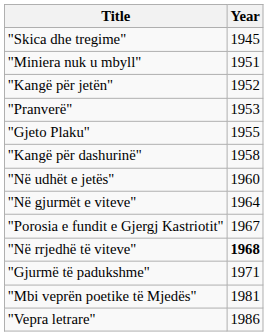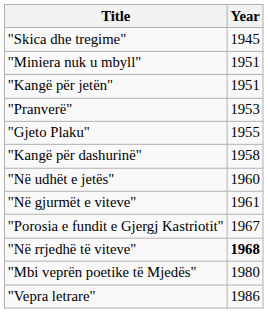(245, 86) 1952 -> (245, 86) 1951
(245, 202) 1964 -> (245, 202) 1961
- row: (79, 272)
(245, 296) 1981 -> (245, 272) 1980
